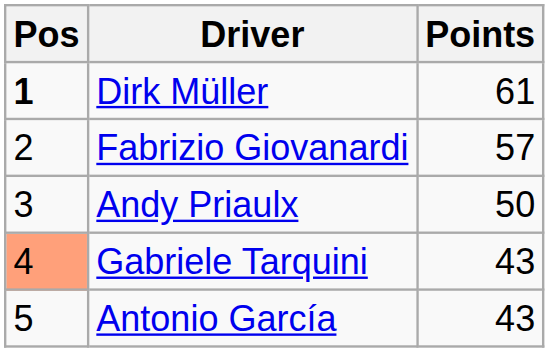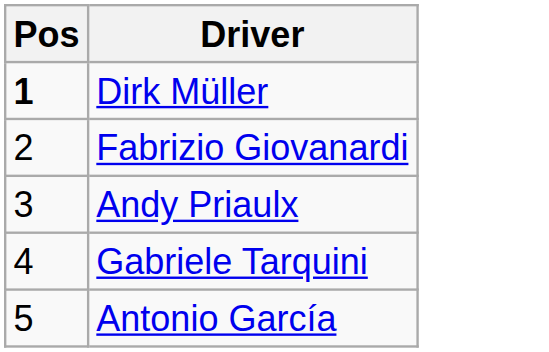- column: (480, 34)
(24, 262) lightsalmon background -> (24, 262) no background
